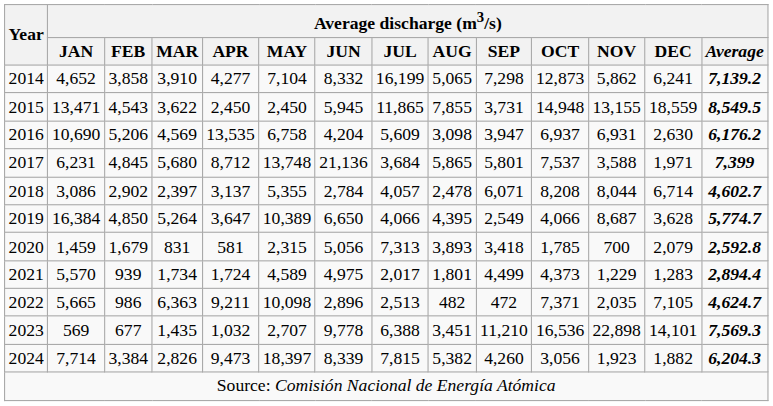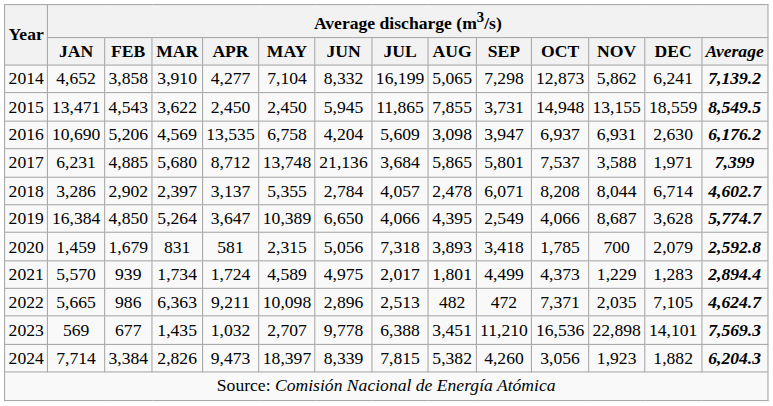(128, 162) 4,845 -> (128, 162) 4,885
(76, 190) 3,086 -> (76, 190) 3,286
(400, 246) 7,313 -> (400, 246) 7,318
